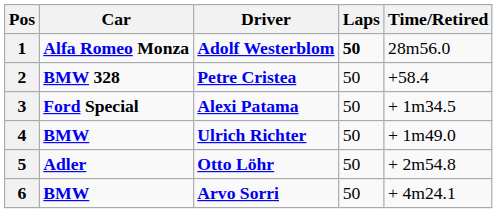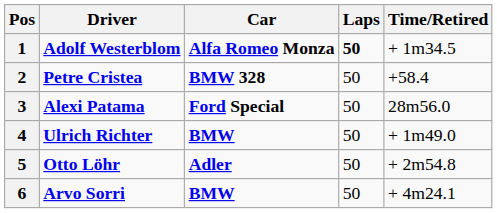columns swapped: (266, 19) <-> (116, 19)
(419, 48) 28m56.0 -> (422, 48) + 1m34.5
(422, 106) + 1m34.5 -> (419, 106) 28m56.0
